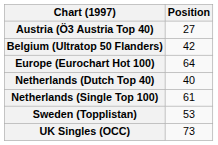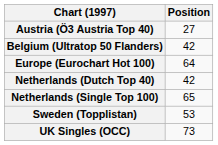(189, 81) 40 -> (189, 81) 42
(189, 98) 61 -> (189, 98) 65
